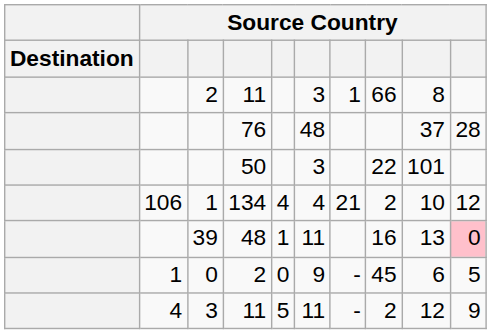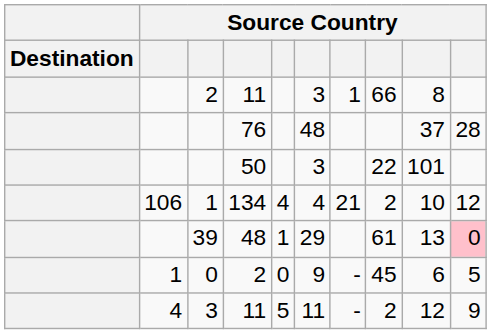(313, 238) 11 -> (312, 238) 29
(384, 238) 16 -> (384, 238) 61
